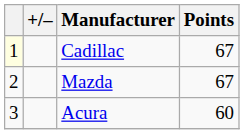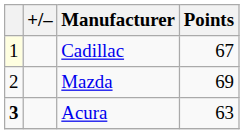(225, 82) 67 -> (225, 82) 69
(14, 113) normal -> (14, 113) bold
(225, 113) 60 -> (225, 113) 63
